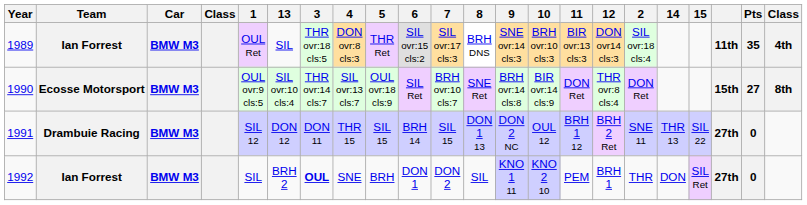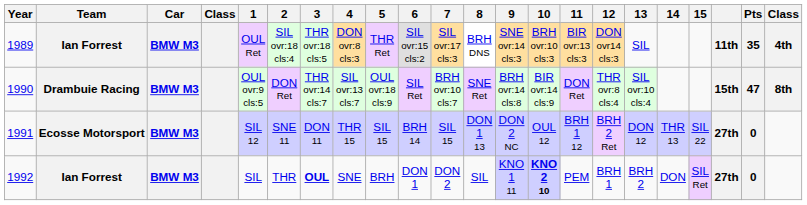columns swapped: (641, 13) <-> (284, 13)
(92, 89) Ecosse Motorsport -> (92, 89) Drambuie Racing
(753, 89) 27 -> (753, 89) 47
(92, 133) Drambuie Racing -> (92, 133) Ecosse Motorsport
(544, 177) normal -> (544, 177) bold
